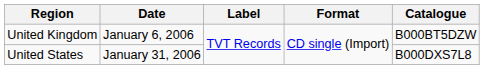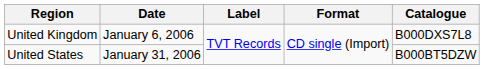(436, 34) B000BT5DZW -> (433, 34) B000DXS7L8
(433, 54) B000DXS7L8 -> (436, 54) B000BT5DZW
